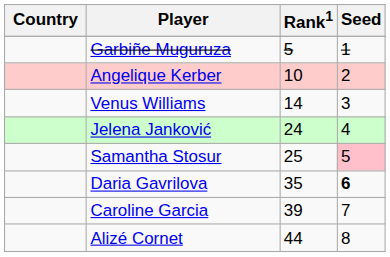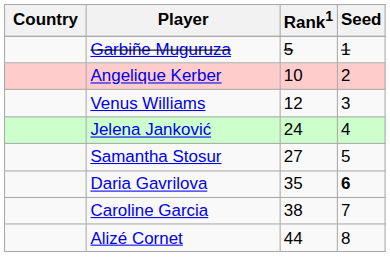(293, 103) 14 -> (293, 103) 12
(293, 157) 25 -> (293, 157) 27
(346, 157) pink background -> (346, 157) no background
(293, 210) 39 -> (293, 210) 38
